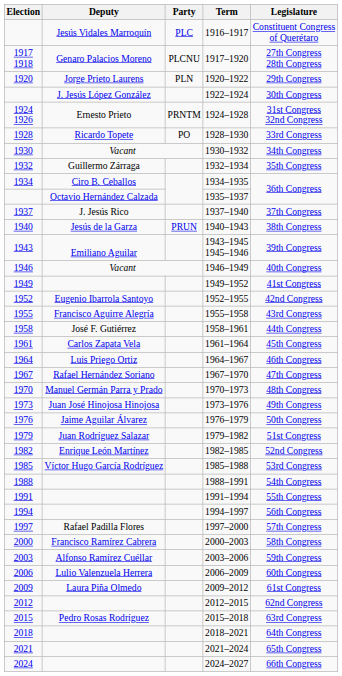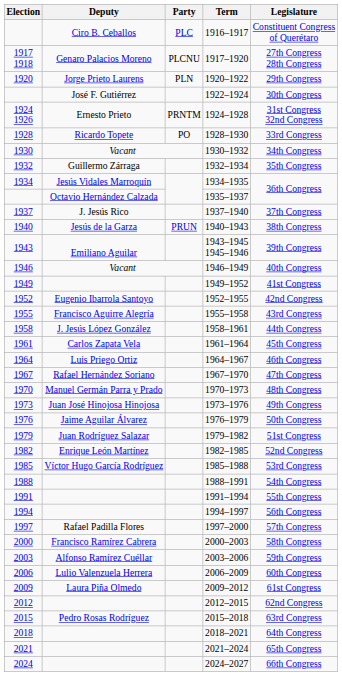(104, 32) Jesús Vidales Marroquín -> (104, 32) Ciro B. Ceballos
(104, 94) J. Jesús López González -> (104, 94) José F. Gutiérrez
(104, 181) Ciro B. Ceballos -> (104, 181) Jesús Vidales Marroquín
(104, 329) José F. Gutiérrez -> (104, 329) J. Jesús López González
